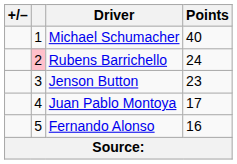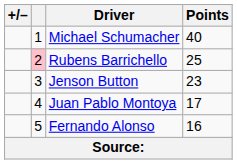(194, 59) 24 -> (194, 59) 25
